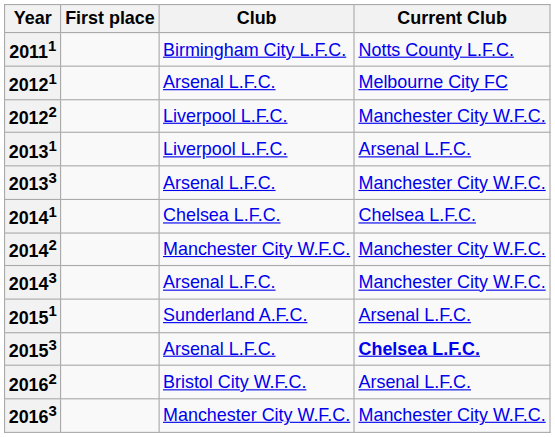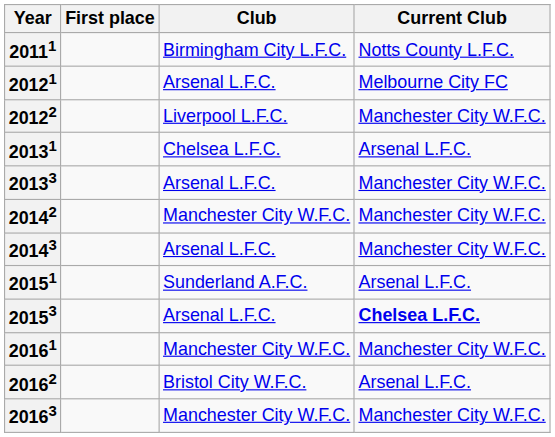(225, 149) Liverpool L.F.C. -> (222, 149) Chelsea L.F.C.
- row: (33, 215)
+ row: (33, 348)
